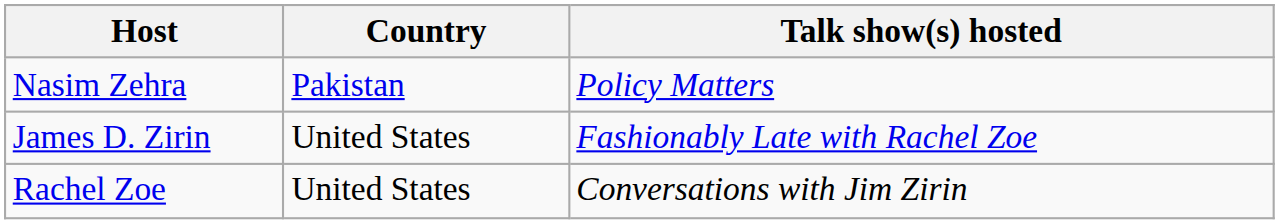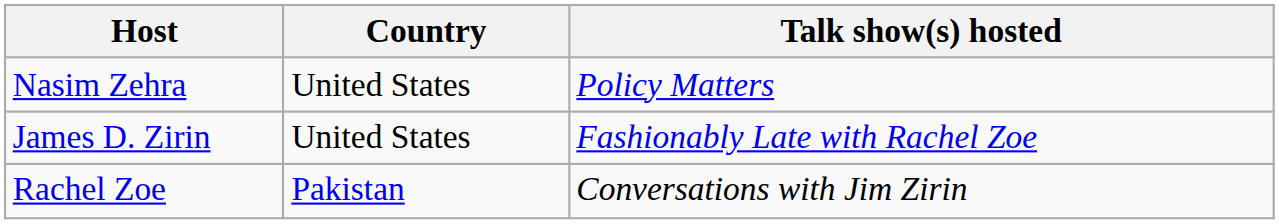(348, 84) Pakistan -> (381, 84) United States
(381, 190) United States -> (348, 190) Pakistan
